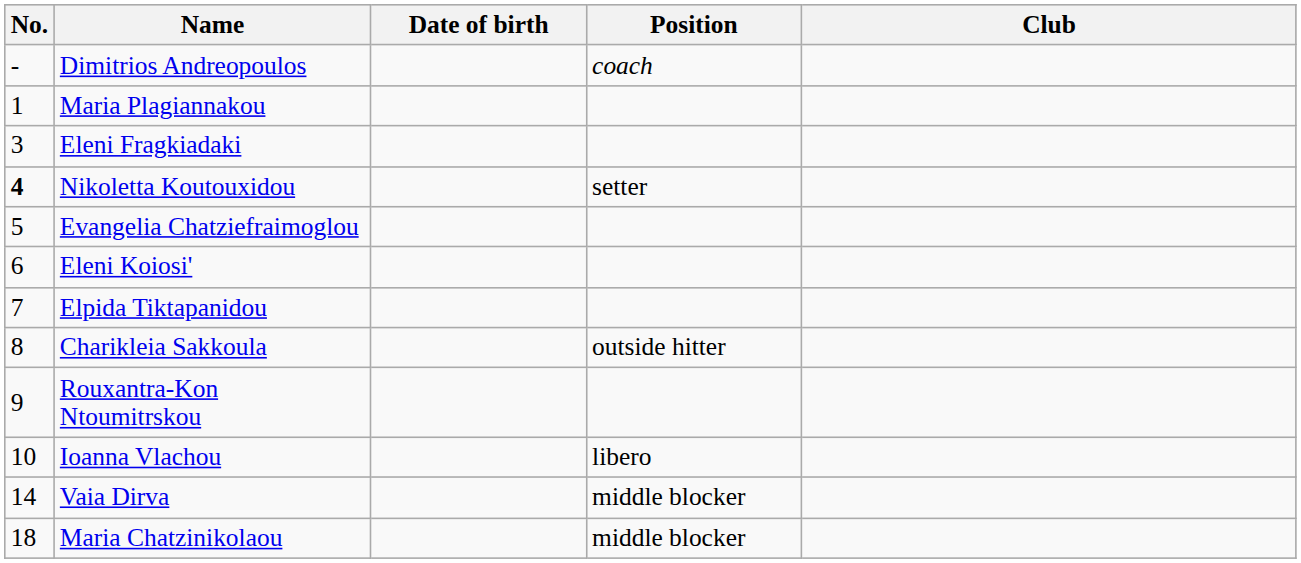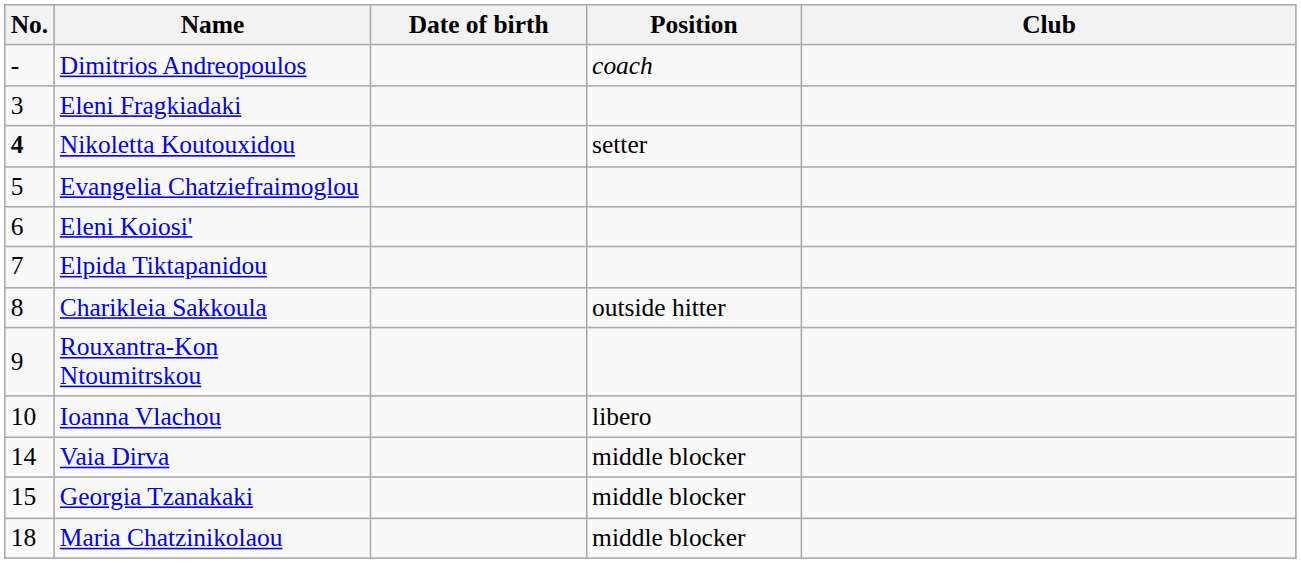- row: (163, 105)
+ row: (157, 497)
